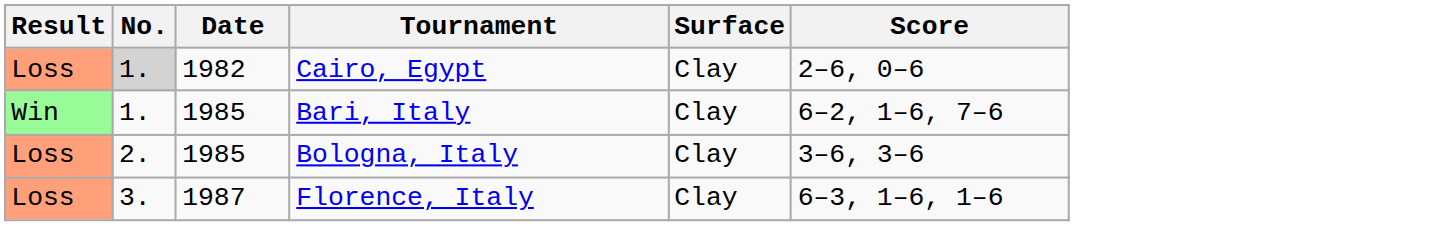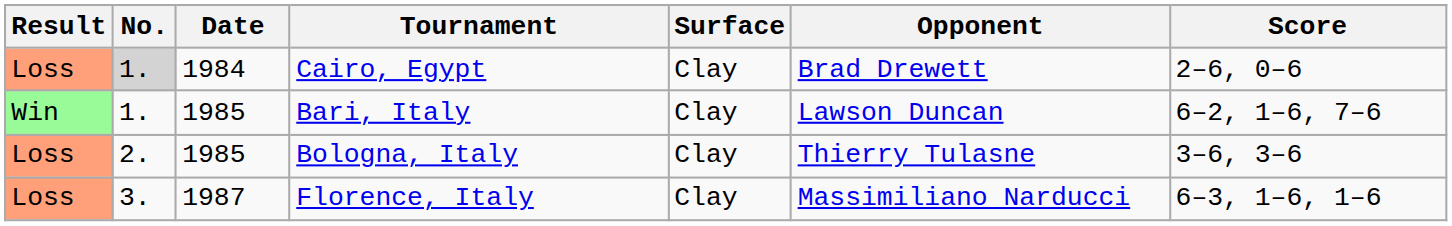+ column: (980, 27)
(214, 70) 1982 -> (214, 70) 1984
